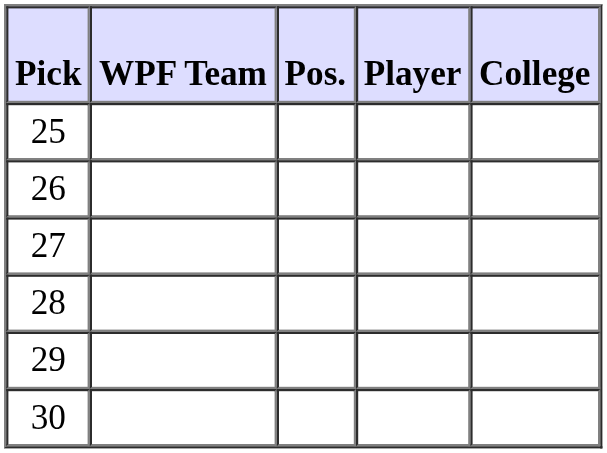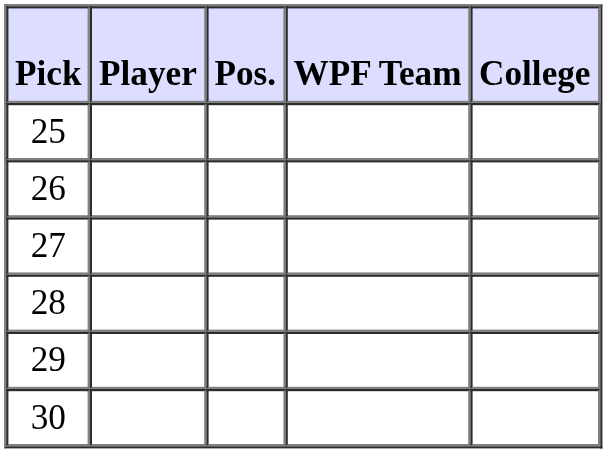columns swapped: (413, 73) <-> (183, 73)
